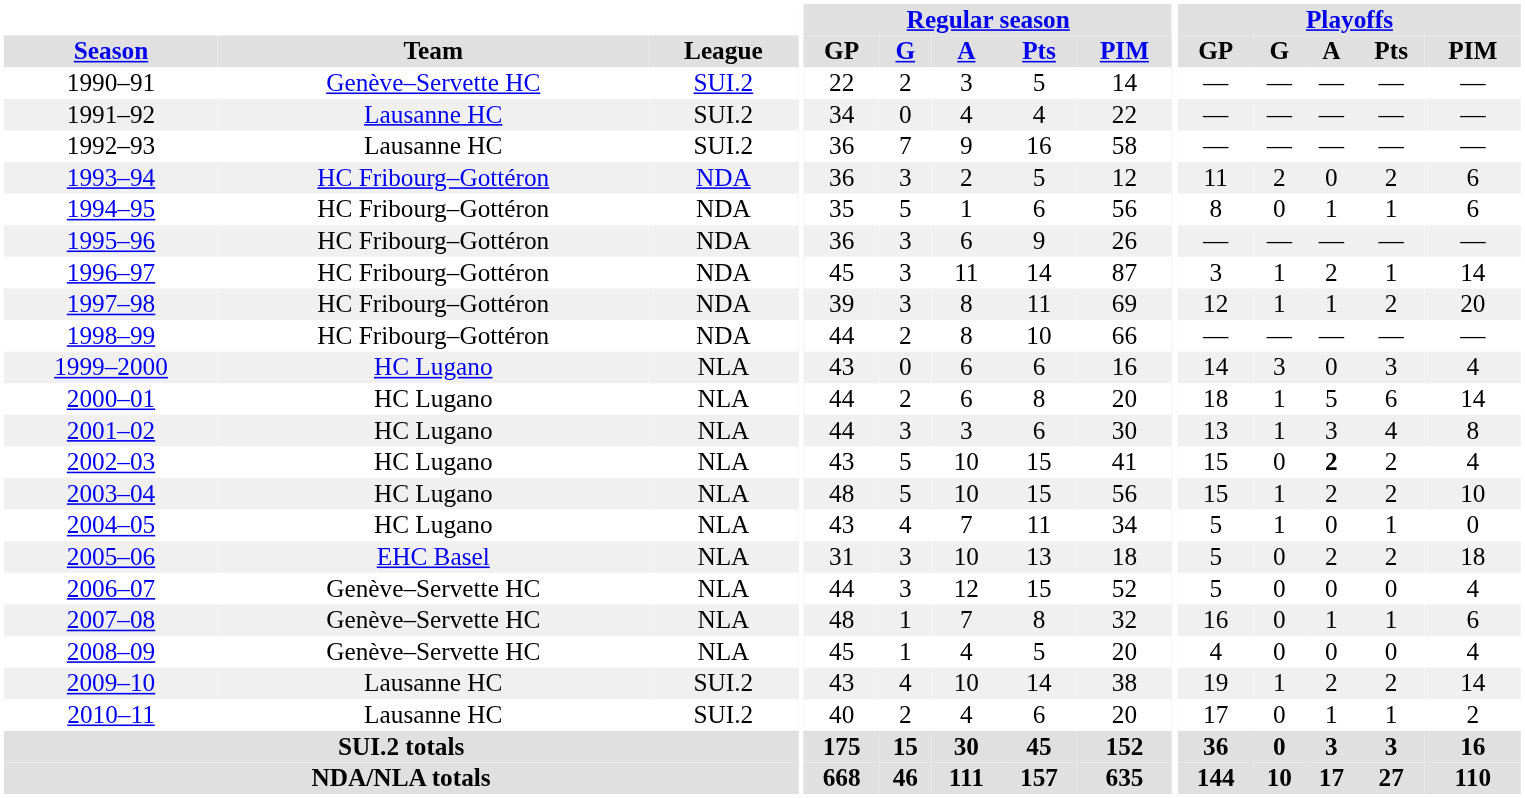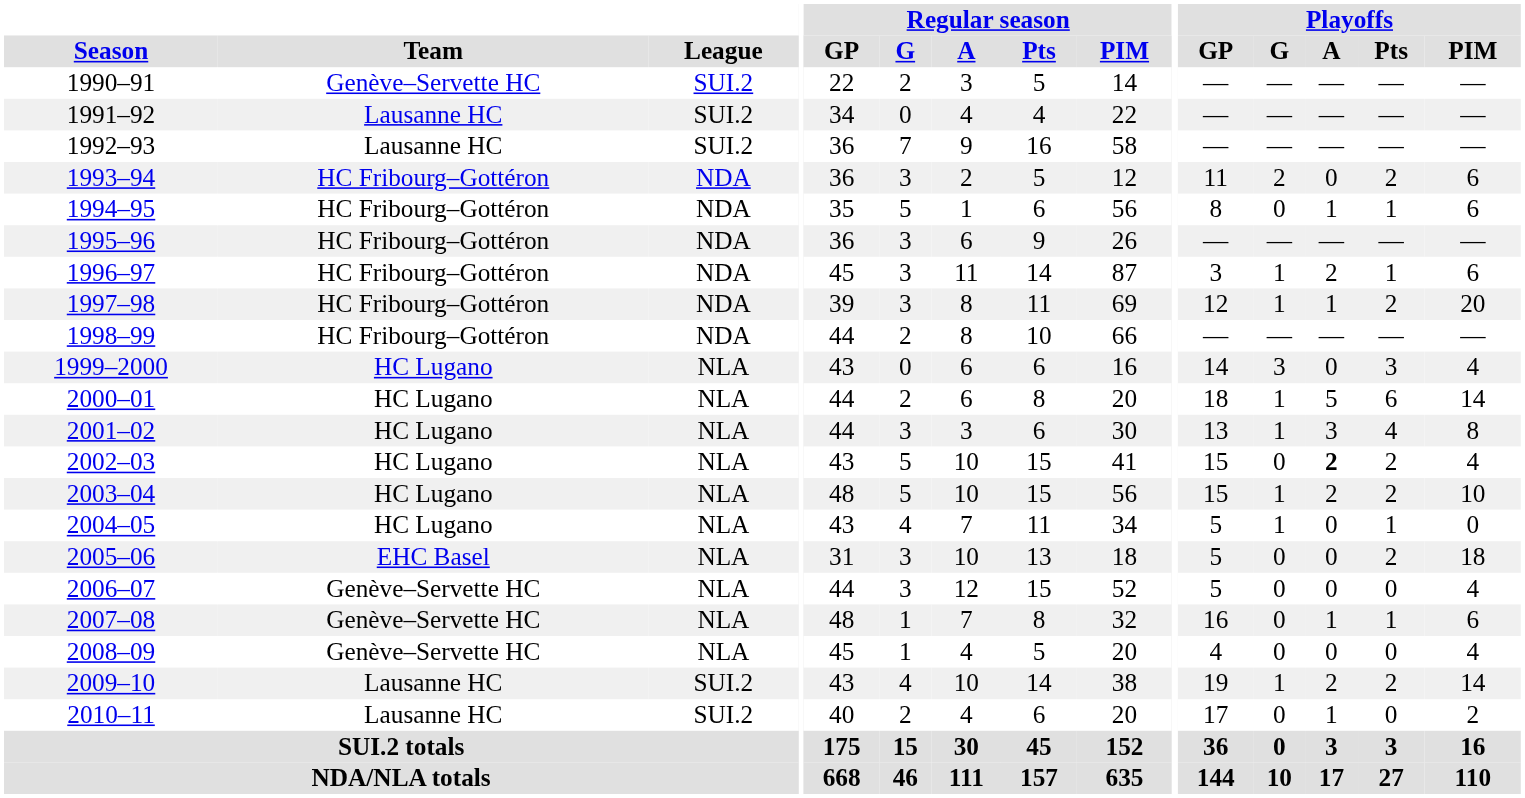(1473, 272) 14 -> (1473, 272) 6
(1331, 556) 2 -> (1331, 556) 0
(1391, 714) 1 -> (1391, 714) 0
